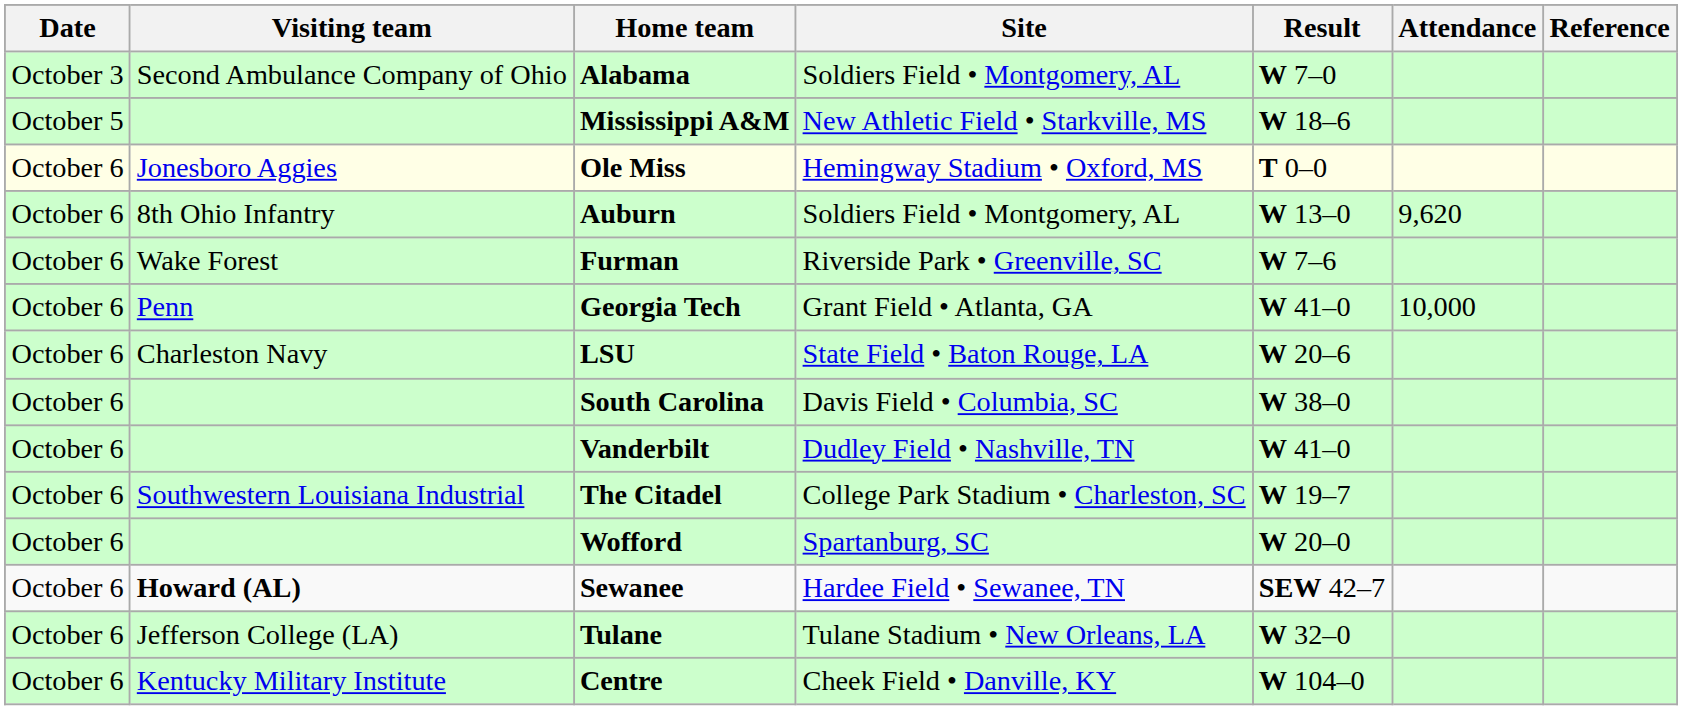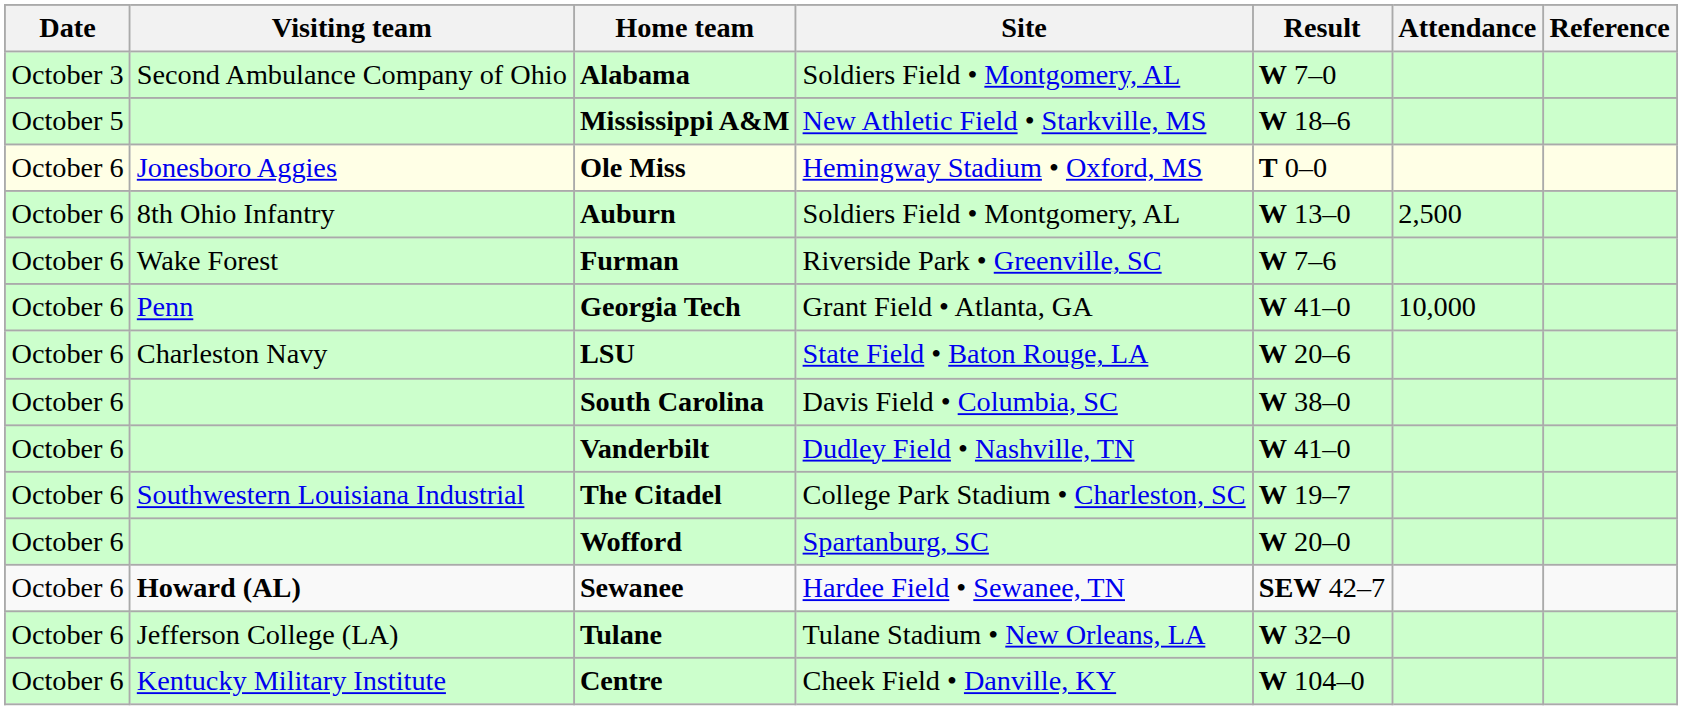(1430, 214) 9,620 -> (1430, 214) 2,500
